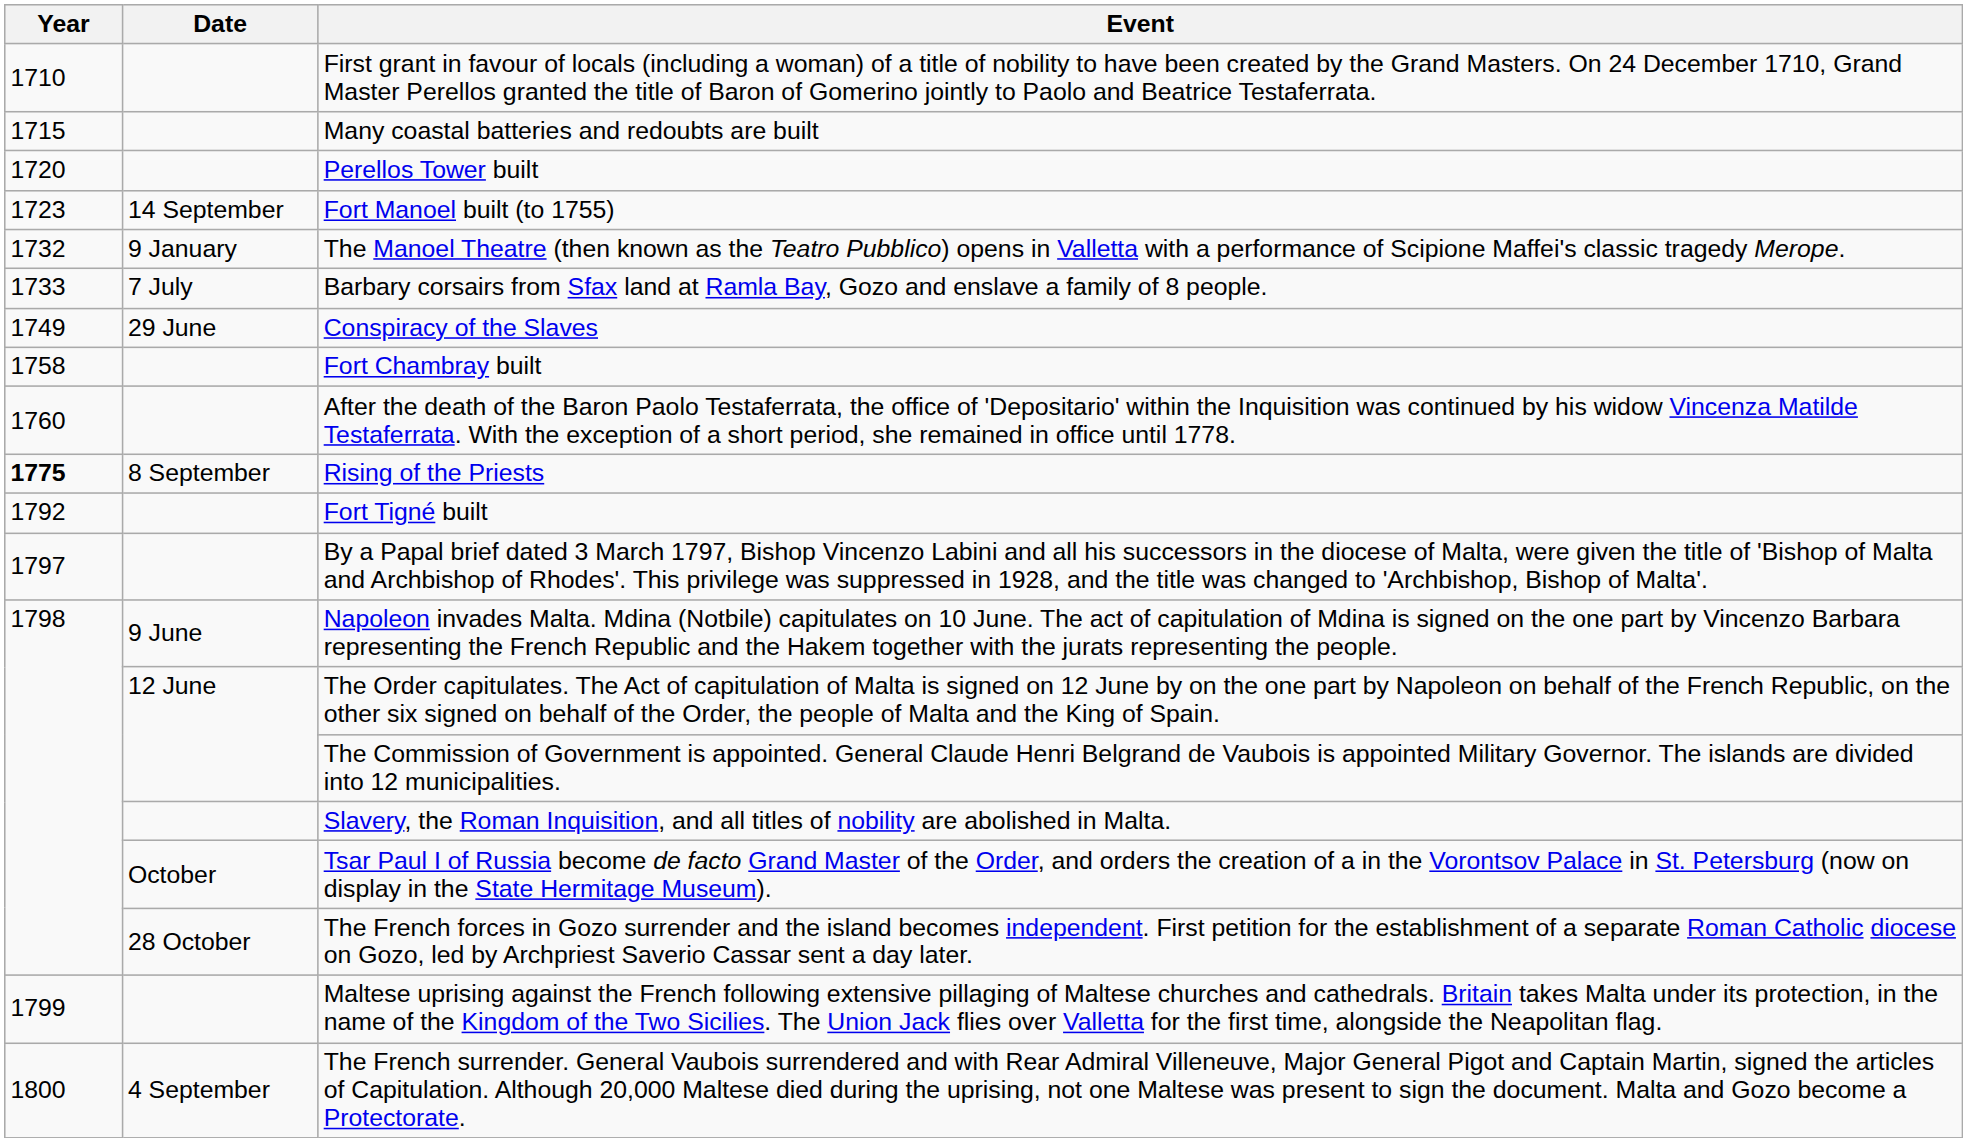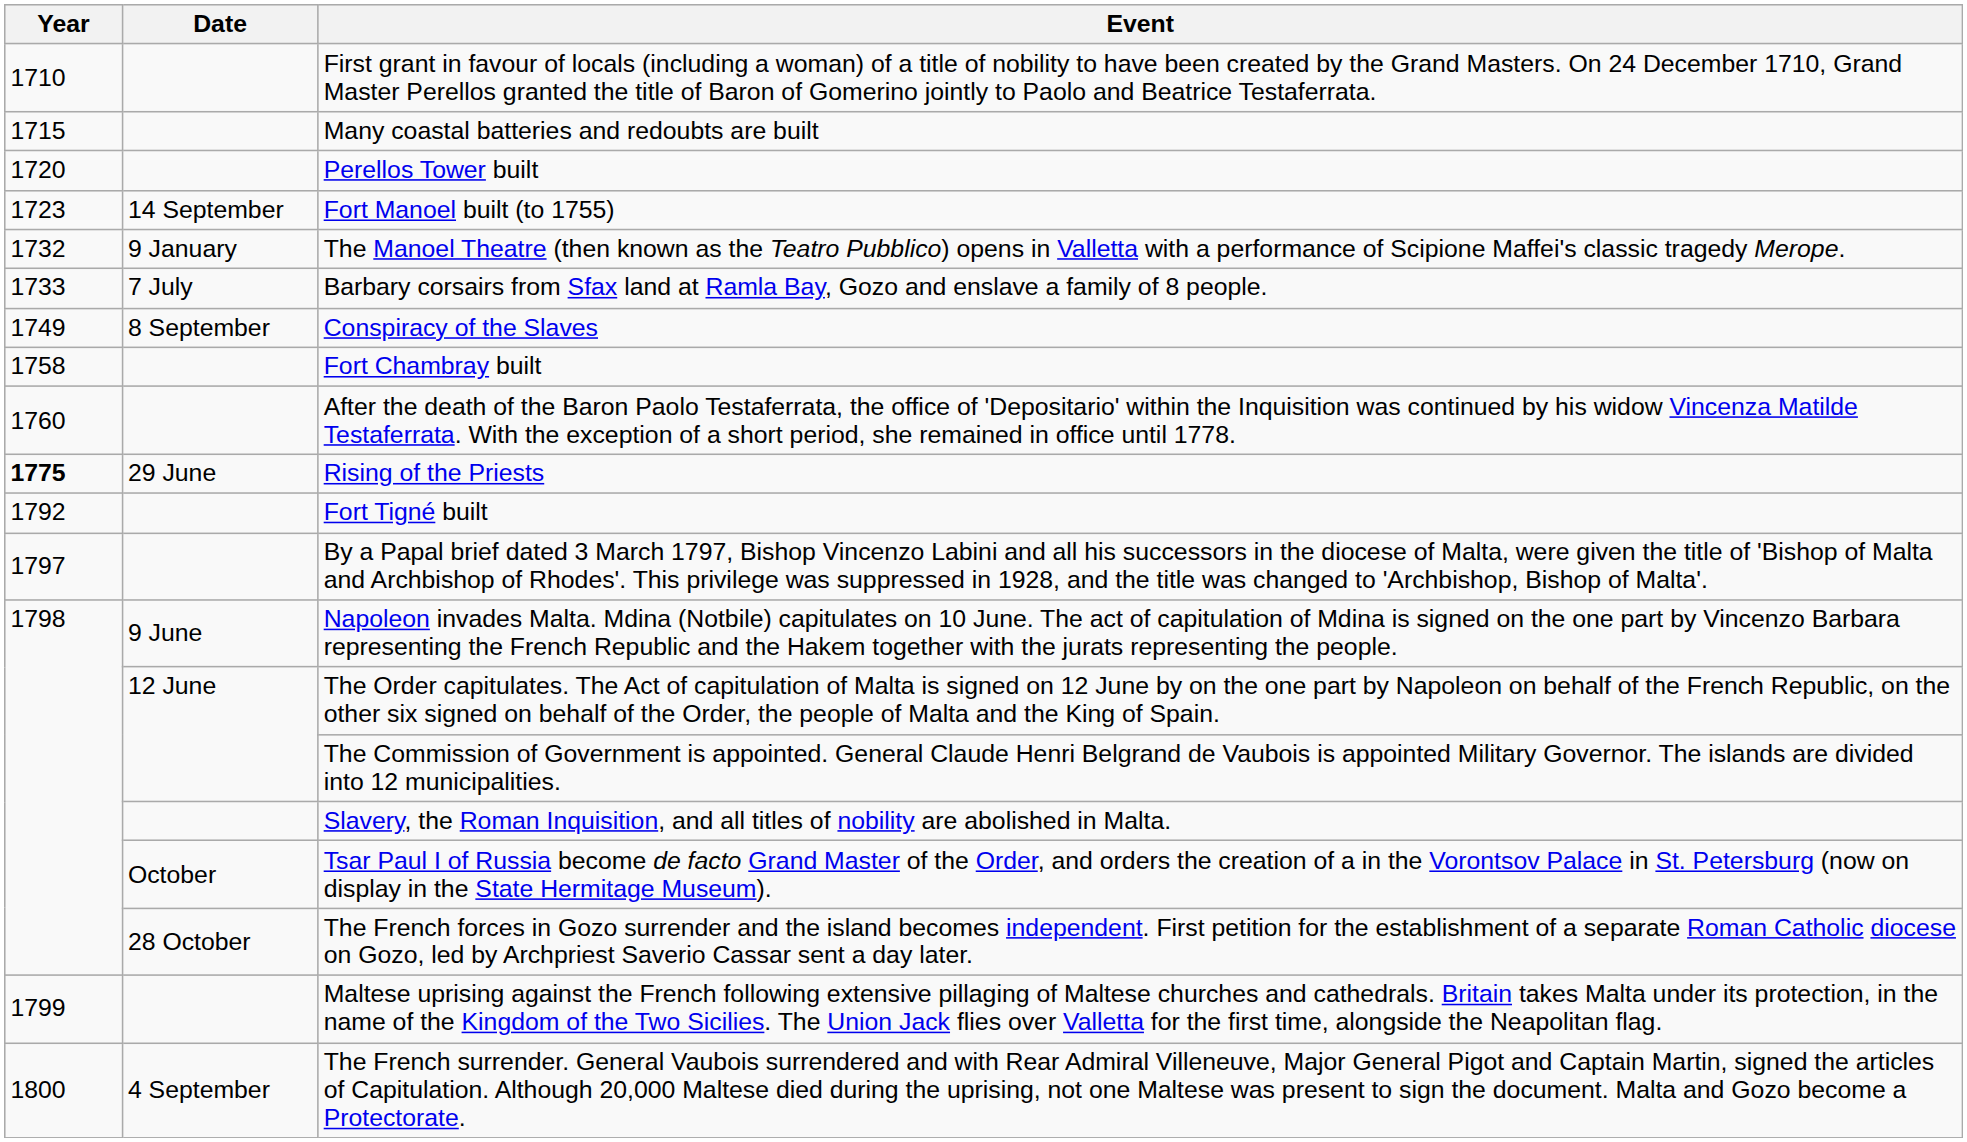(172, 327) 29 June -> (199, 327) 8 September
(199, 473) 8 September -> (172, 473) 29 June
